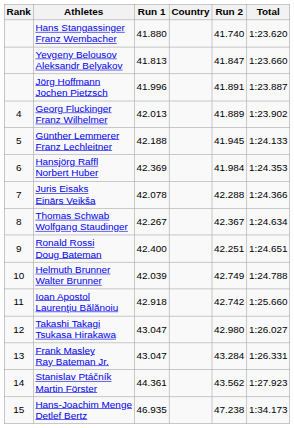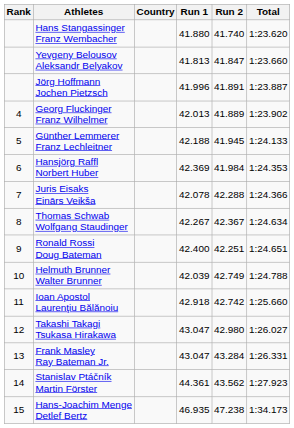columns swapped: (190, 12) <-> (152, 12)
